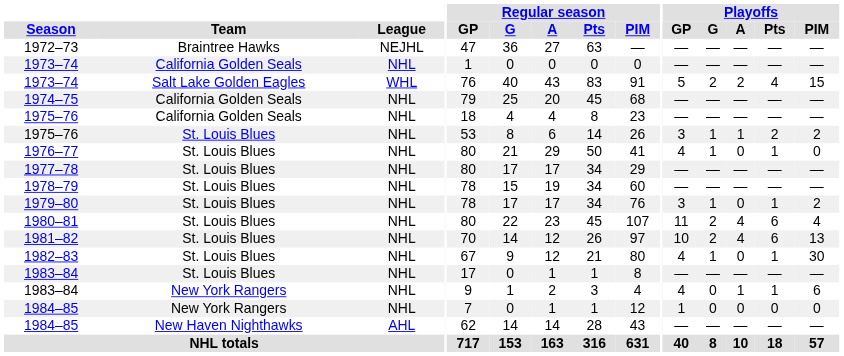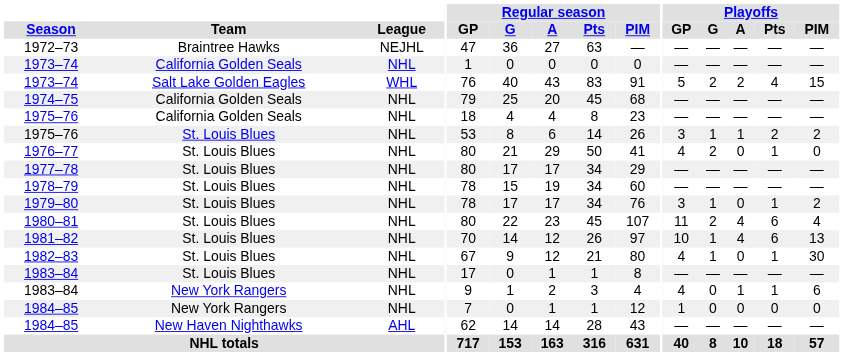(713, 151) 1 -> (713, 151) 2
(713, 238) 2 -> (713, 238) 1
